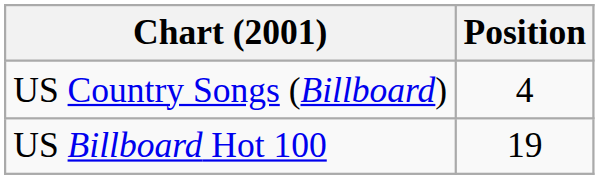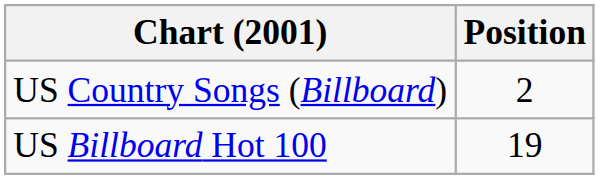(525, 88) 4 -> (525, 88) 2
